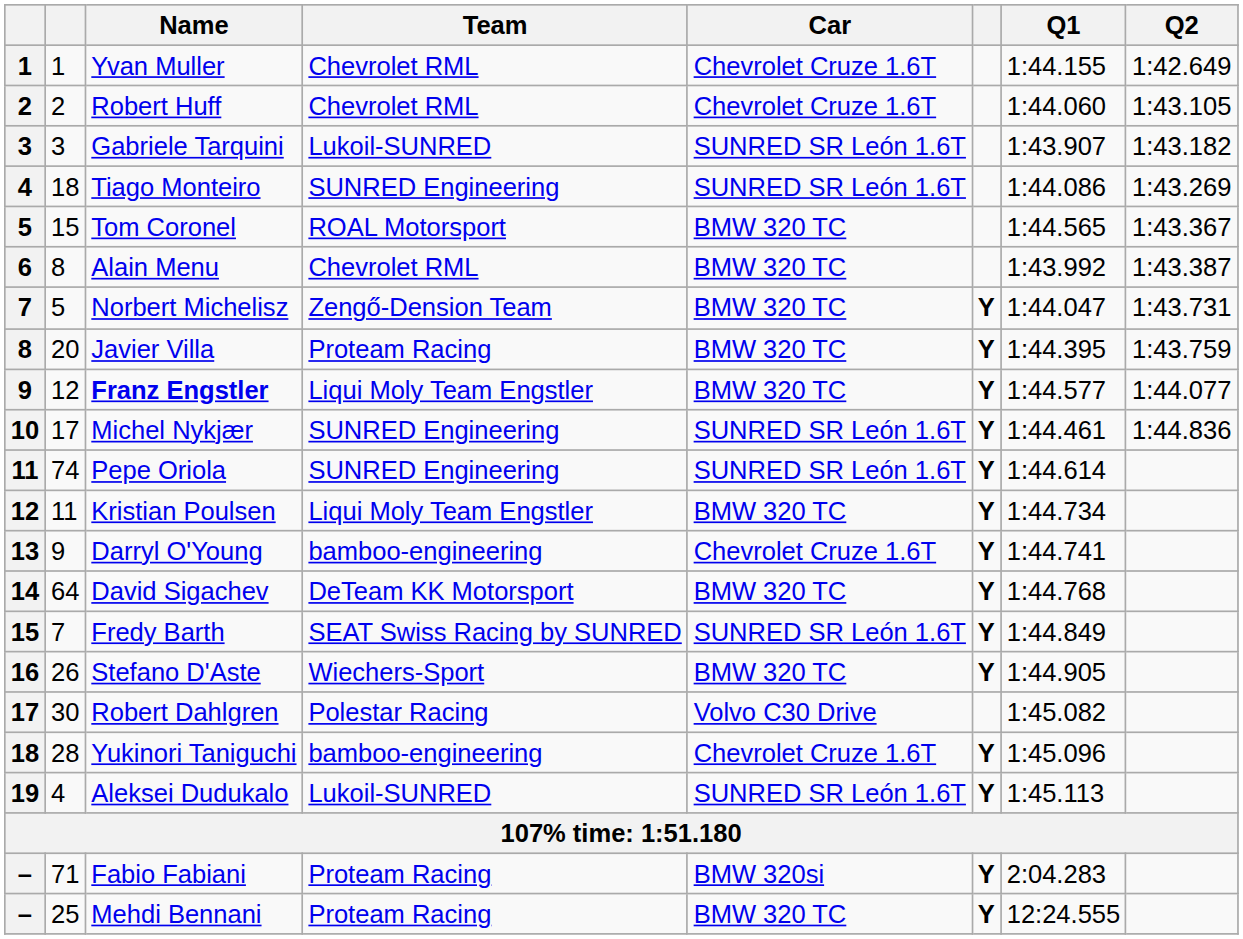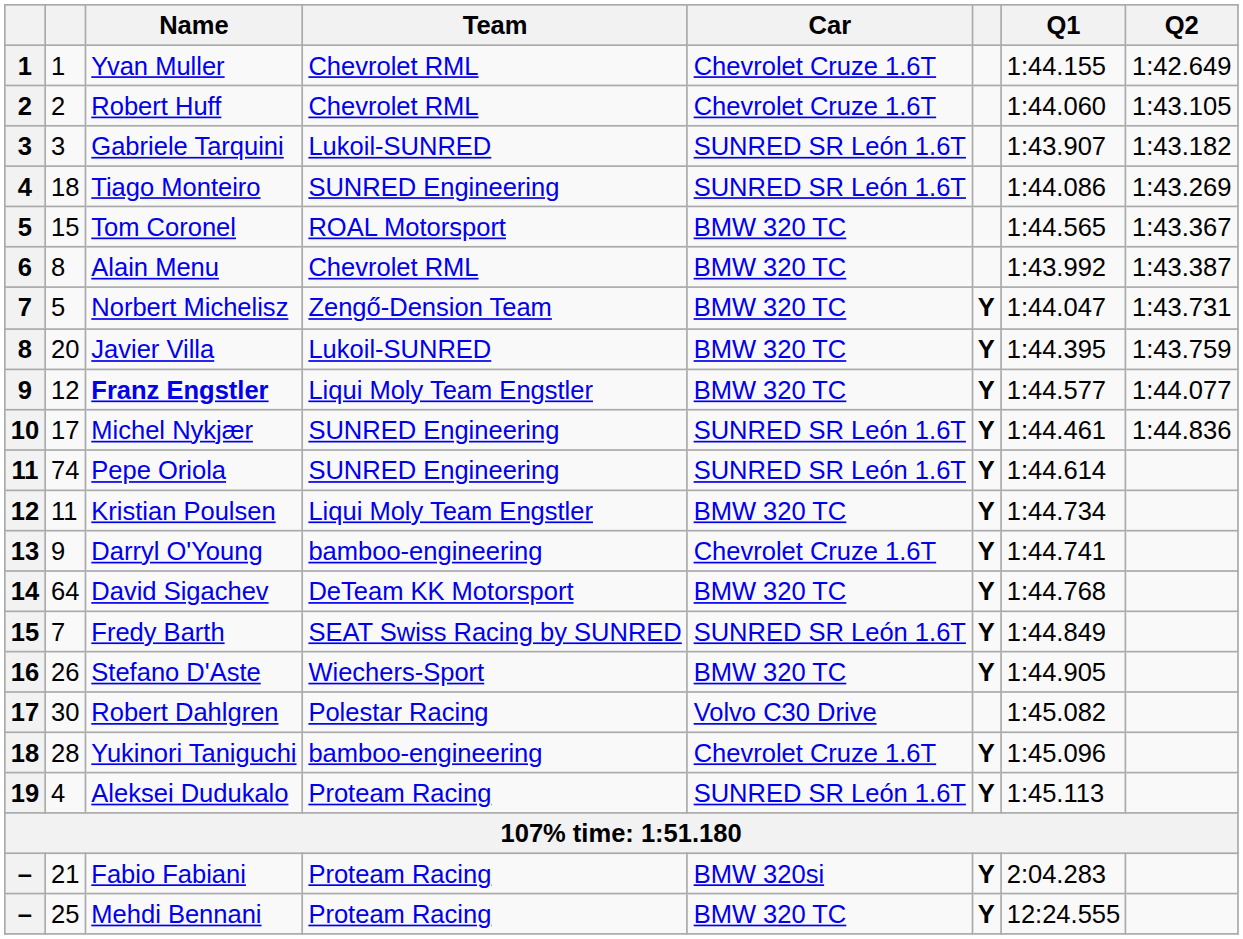(400, 349) Proteam Racing -> (400, 349) Lukoil-SUNRED
(400, 793) Lukoil-SUNRED -> (400, 793) Proteam Racing
(65, 874) 71 -> (65, 874) 21
